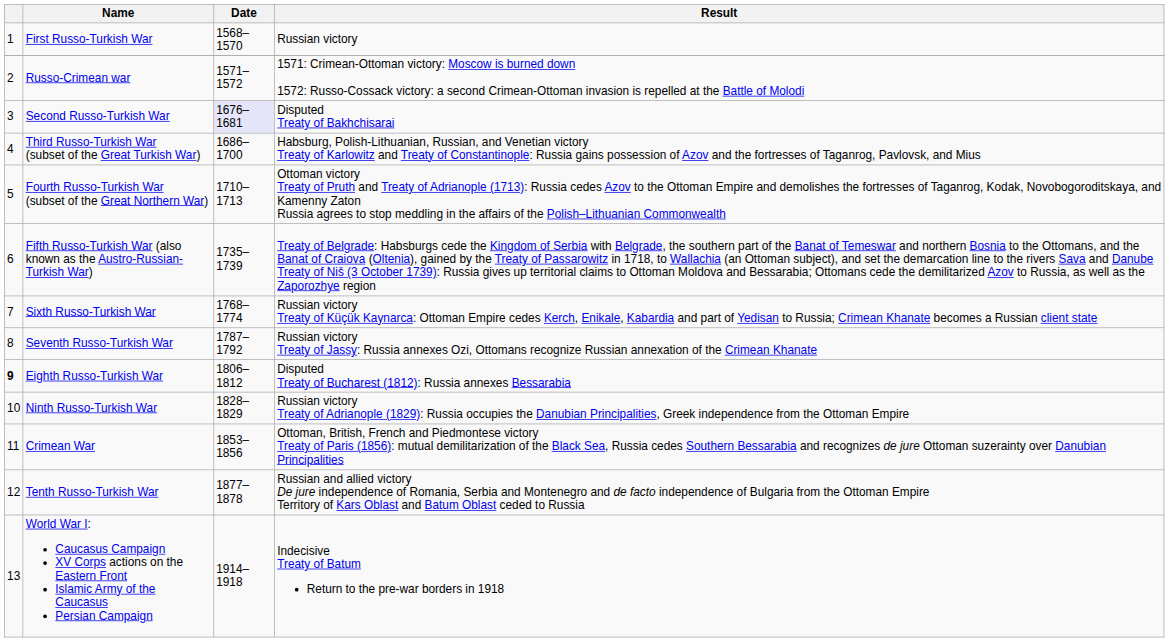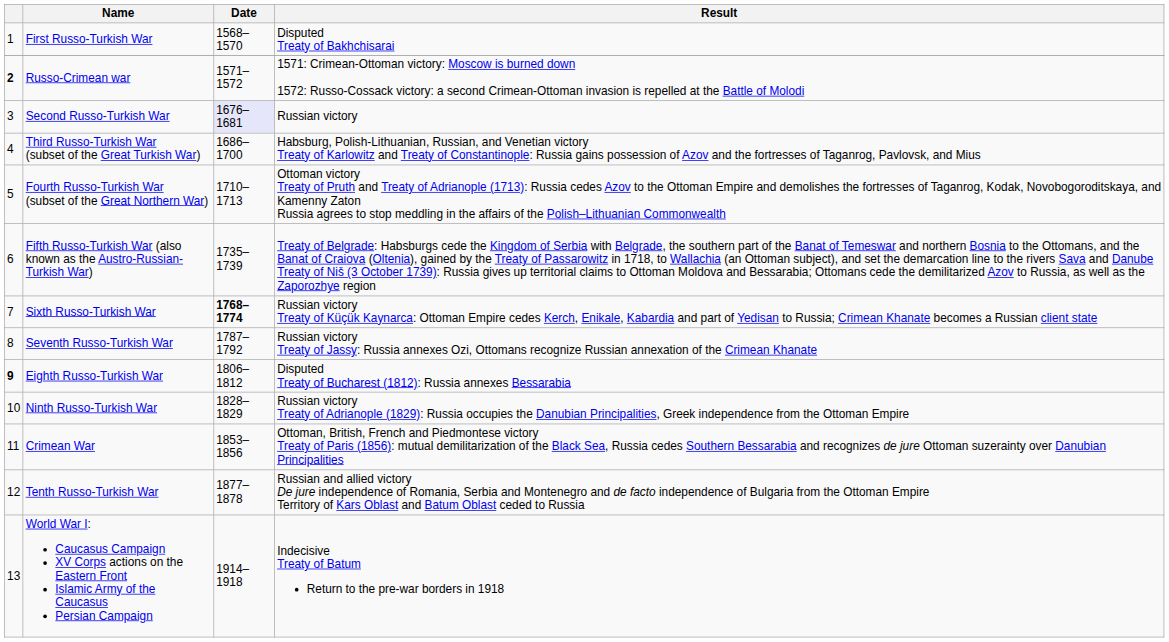(317, 39) Russian victory -> (336, 39) Disputed Treaty of Bakhchisarai
(10, 78) normal -> (10, 78) bold
(336, 116) Disputed Treaty of Bakhchisarai -> (317, 116) Russian victory
(233, 311) normal -> (233, 311) bold
